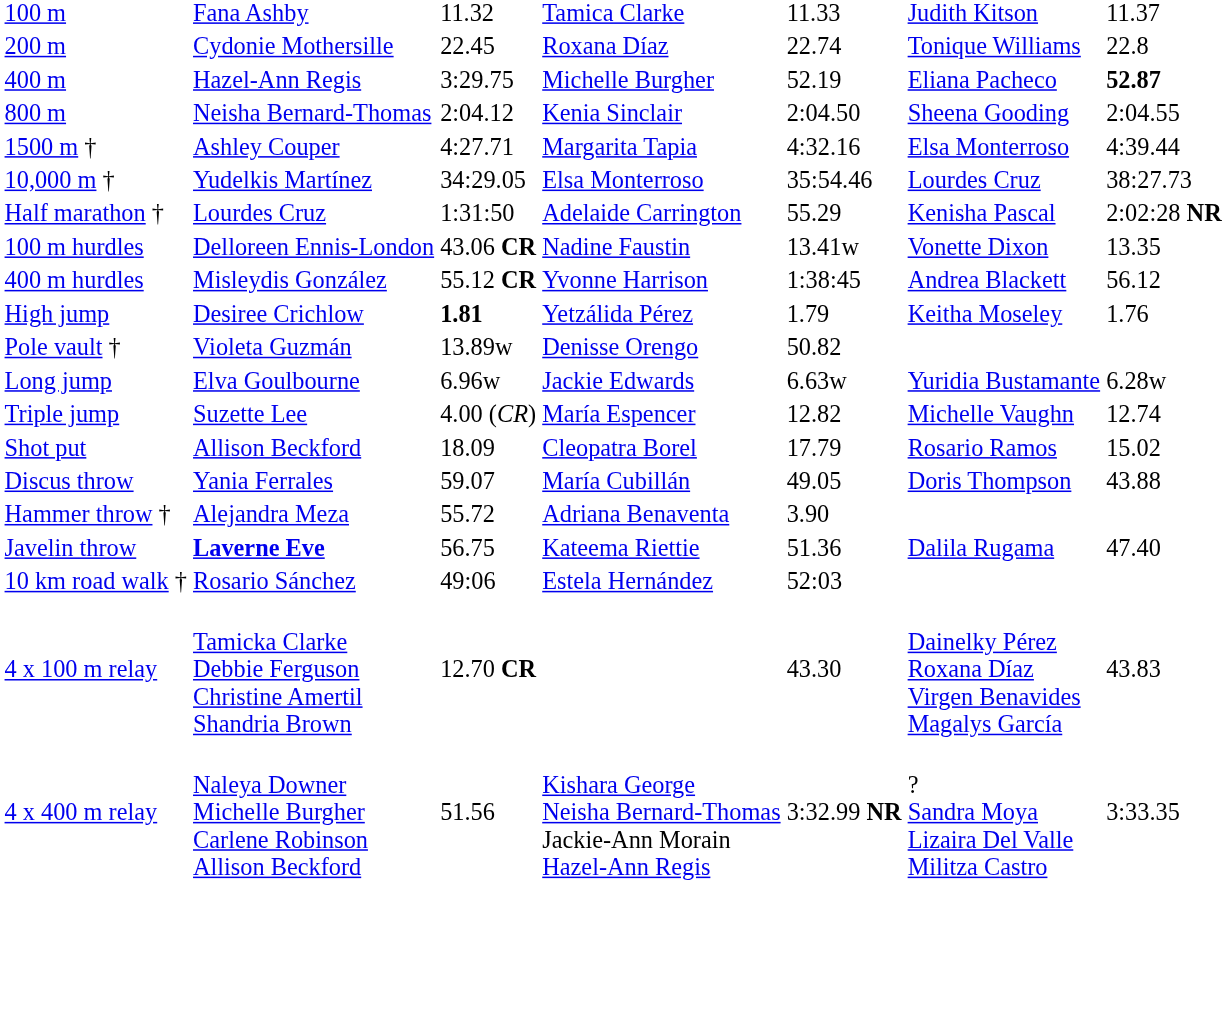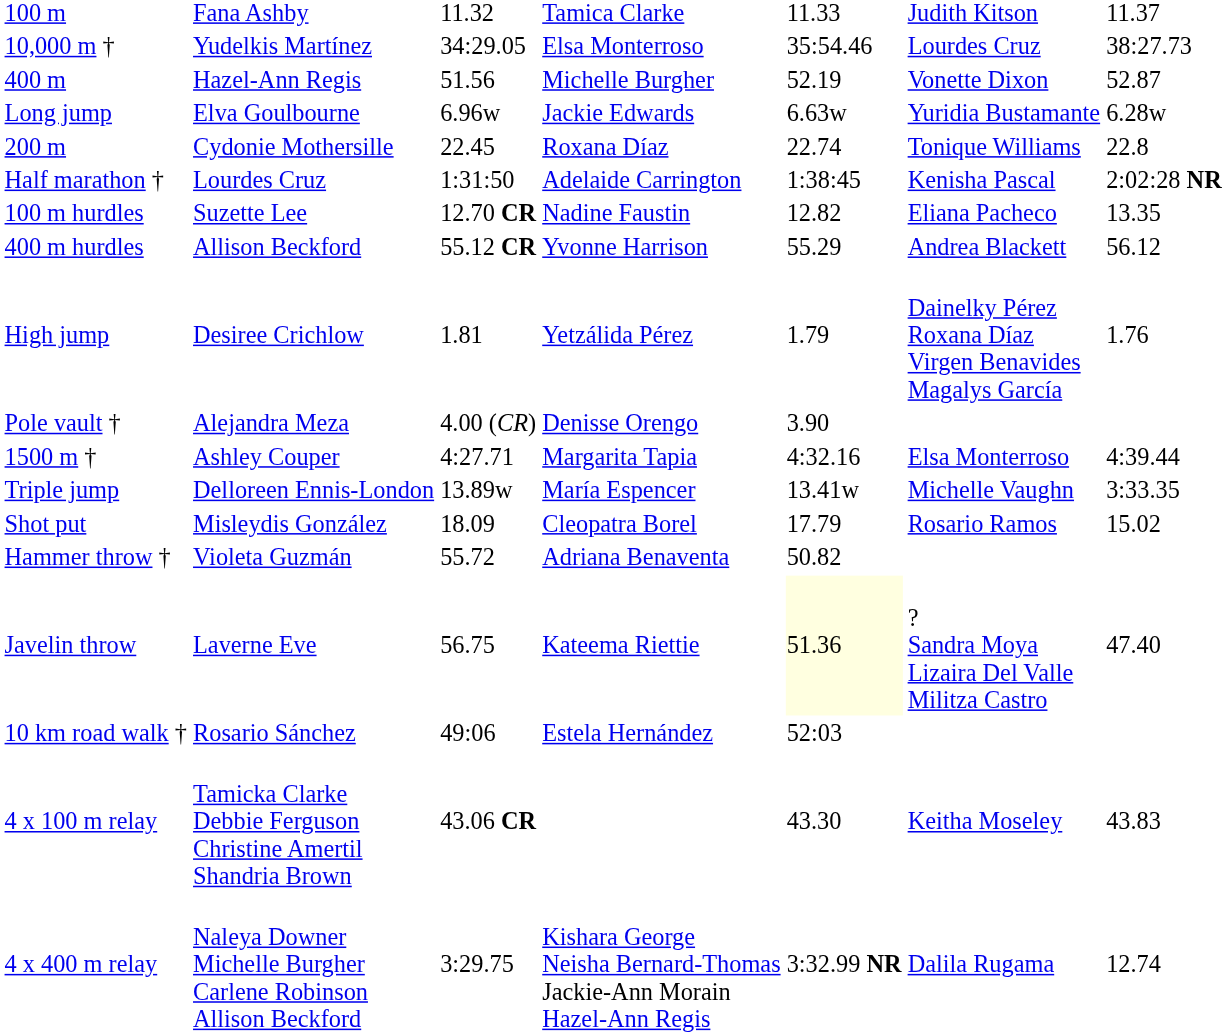rows swapped: (35, 46) <-> (60, 180)
(477, 79) 3:29.75 -> (468, 79) 51.56
(982, 79) Eliana Pacheco -> (978, 79) Vonette Dixon
(1134, 79) bold -> (1134, 79) normal
- row: (35, 113)
rows swapped: (51, 146) <-> (58, 380)
(814, 213) 55.29 -> (824, 180) 1:38:45
(314, 247) Delloreen Ennis-London -> (250, 213) Suzette Lee
(488, 247) 43.06 CR -> (488, 213) 12.70 CR
(823, 247) 13.41w -> (814, 213) 12.82
(978, 247) Vonette Dixon -> (982, 213) Eliana Pacheco
(290, 280) Misleydis González -> (277, 247) Allison Beckford
(824, 280) 1:38:45 -> (814, 247) 55.29
(461, 313) bold -> (461, 335) normal
(985, 313) Keitha Moseley -> (994, 348) Dainelky Pérez Roxana Díaz Virgen Benavides Magalys García
(272, 347) Violeta Guzmán -> (271, 423) Alejandra Meza
(476, 347) 13.89w -> (488, 423) 4.00 (CR)
(814, 347) 50.82 -> (808, 423) 3.90
(250, 414) Suzette Lee -> (314, 490) Delloreen Ennis-London
(488, 414) 4.00 (CR) -> (476, 490) 13.89w
(814, 414) 12.82 -> (823, 490) 13.41w
(1134, 414) 12.74 -> (1143, 490) 3:33.35
(277, 447) Allison Beckford -> (290, 523) Misleydis González
- row: (69, 481)
(271, 514) Alejandra Meza -> (272, 557) Violeta Guzmán
(808, 514) 3.90 -> (814, 557) 50.82
(259, 548) bold -> (255, 645) normal
(814, 548) no background -> (814, 645) lightyellow background
(981, 548) Dalila Rugama -> (990, 658) ? Sandra Moya Lizaira Del Valle Militza Castro
(488, 669) 12.70 CR -> (488, 821) 43.06 CR
(994, 683) Dainelky Pérez Roxana Díaz Virgen Benavides Magalys García -> (985, 821) Keitha Moseley
(468, 812) 51.56 -> (477, 964) 3:29.75
(990, 826) ? Sandra Moya Lizaira Del Valle Militza Castro -> (981, 964) Dalila Rugama
(1143, 812) 3:33.35 -> (1134, 964) 12.74
